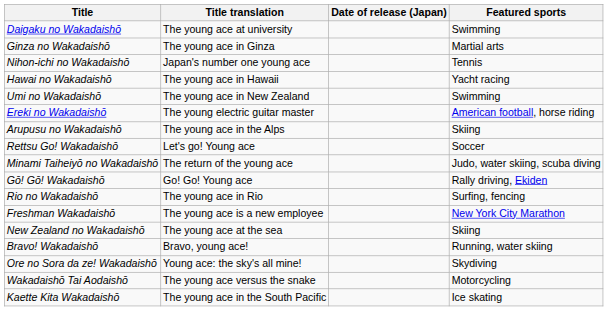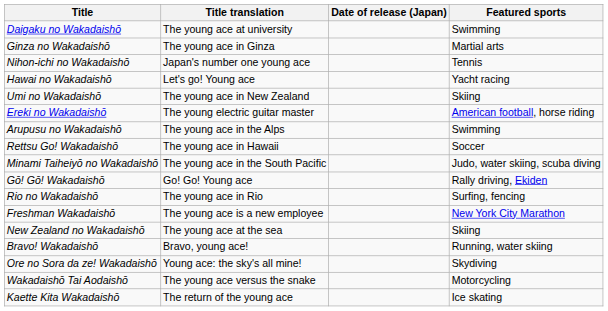(221, 79) The young ace in Hawaii -> (209, 79) Let's go! Young ace
(476, 96) Swimming -> (466, 96) Skiing
(466, 130) Skiing -> (476, 130) Swimming
(209, 146) Let's go! Young ace -> (221, 146) The young ace in Hawaii
(228, 163) The return of the young ace -> (245, 163) The young ace in the South Pacific
(245, 297) The young ace in the South Pacific -> (228, 297) The return of the young ace
